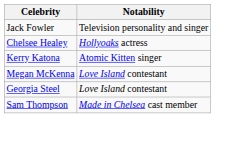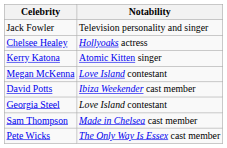+ row: (29, 89)
+ row: (28, 136)
